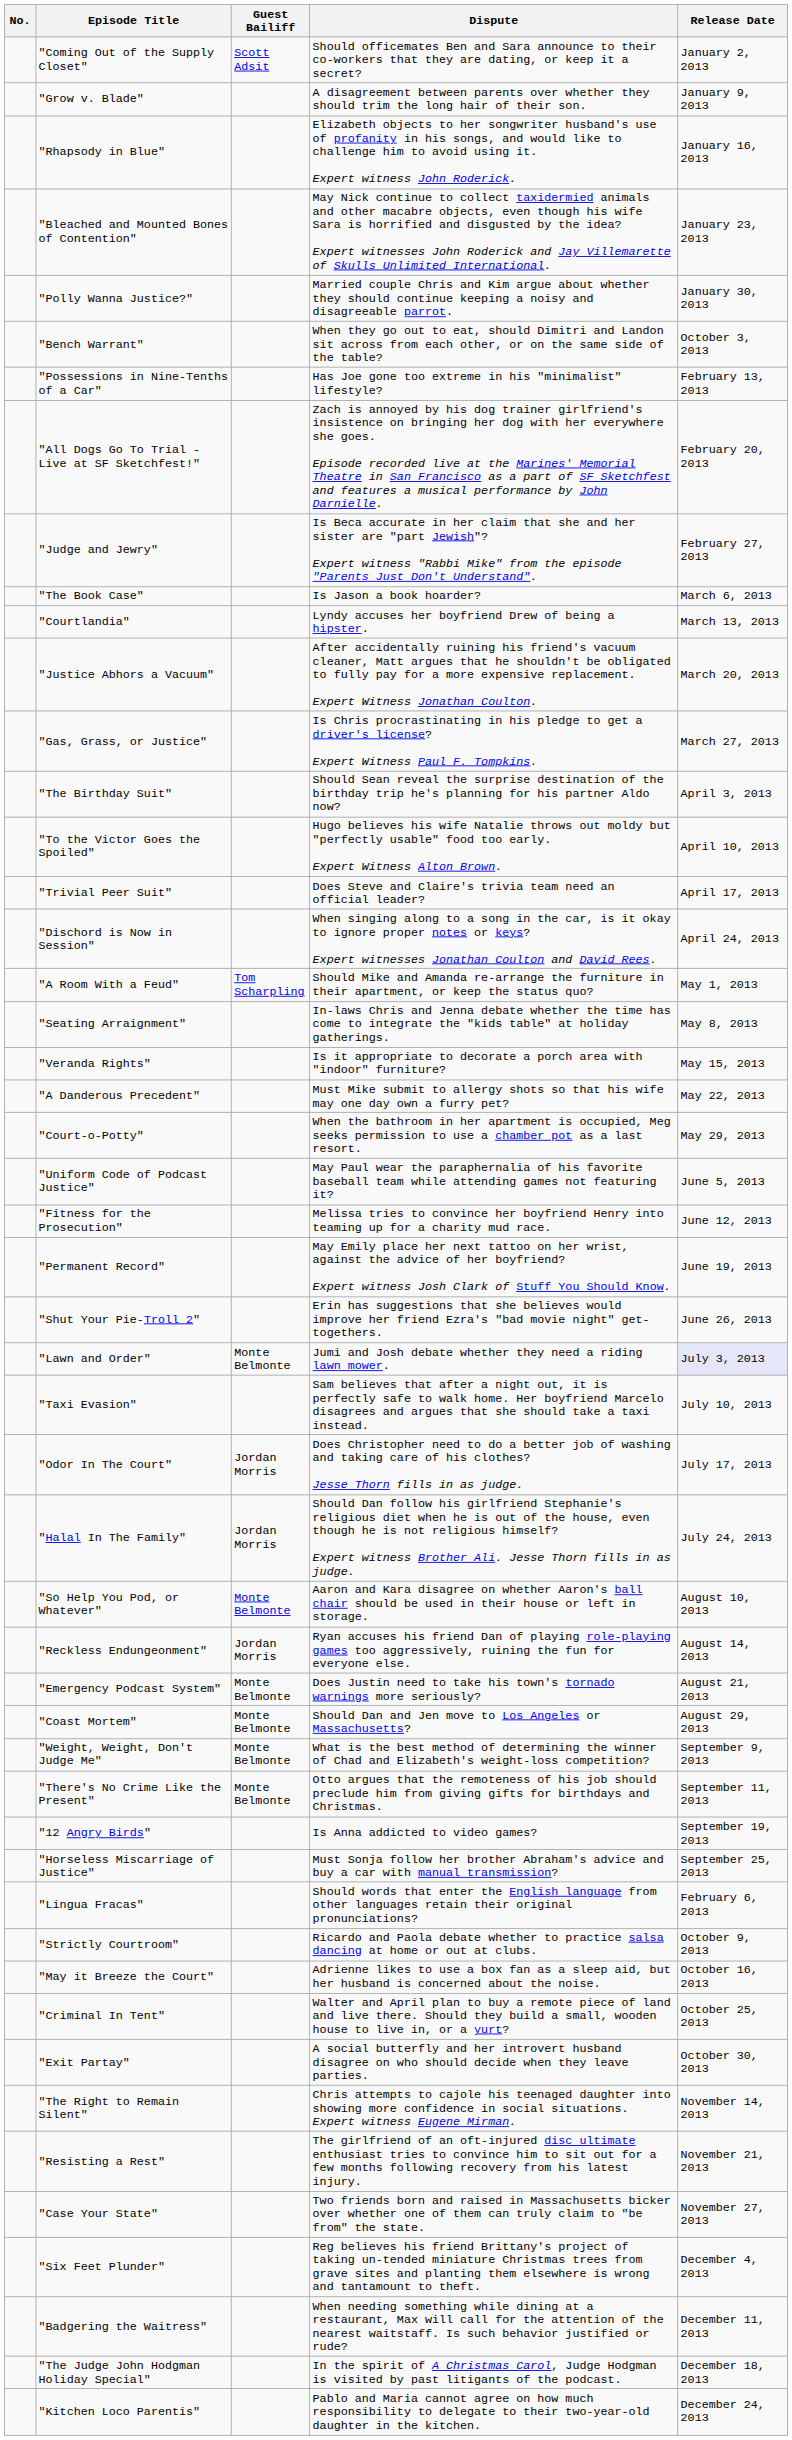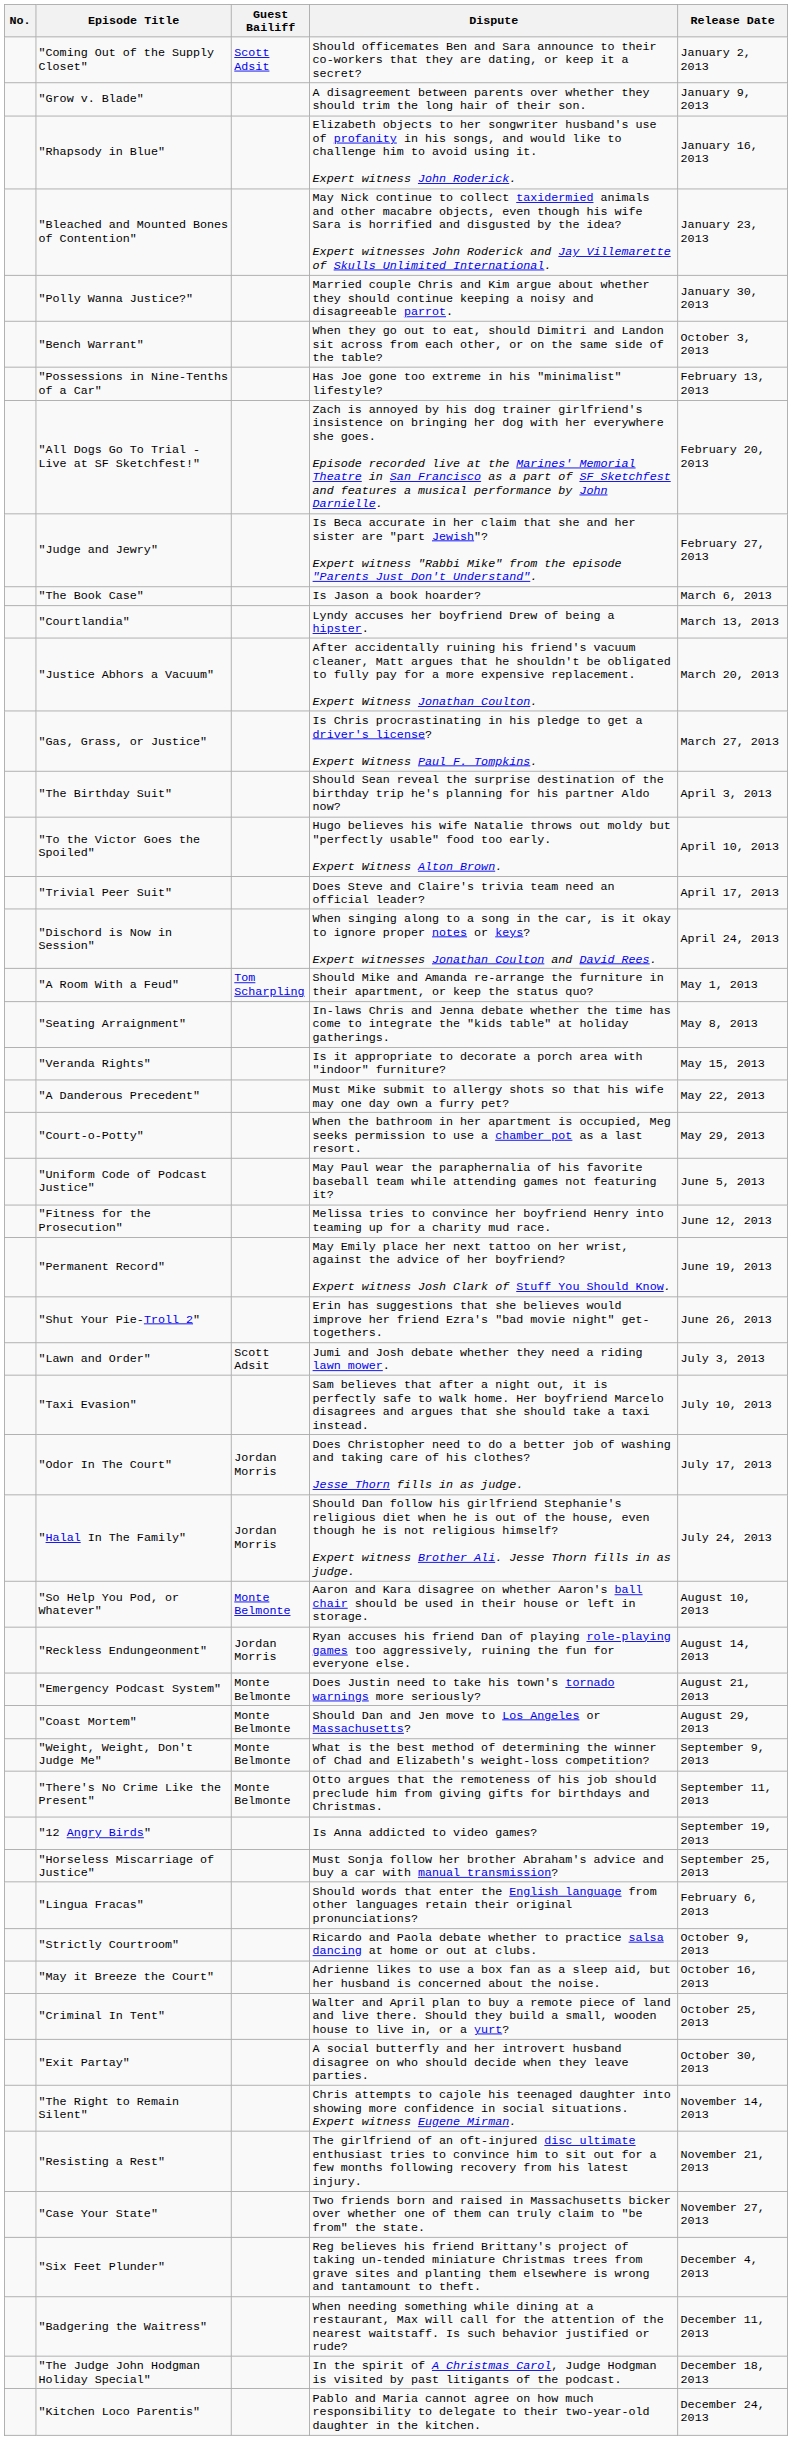(262, 1359) Monte Belmonte -> (252, 1359) Scott Adsit
(723, 1359) lavender background -> (723, 1359) no background
